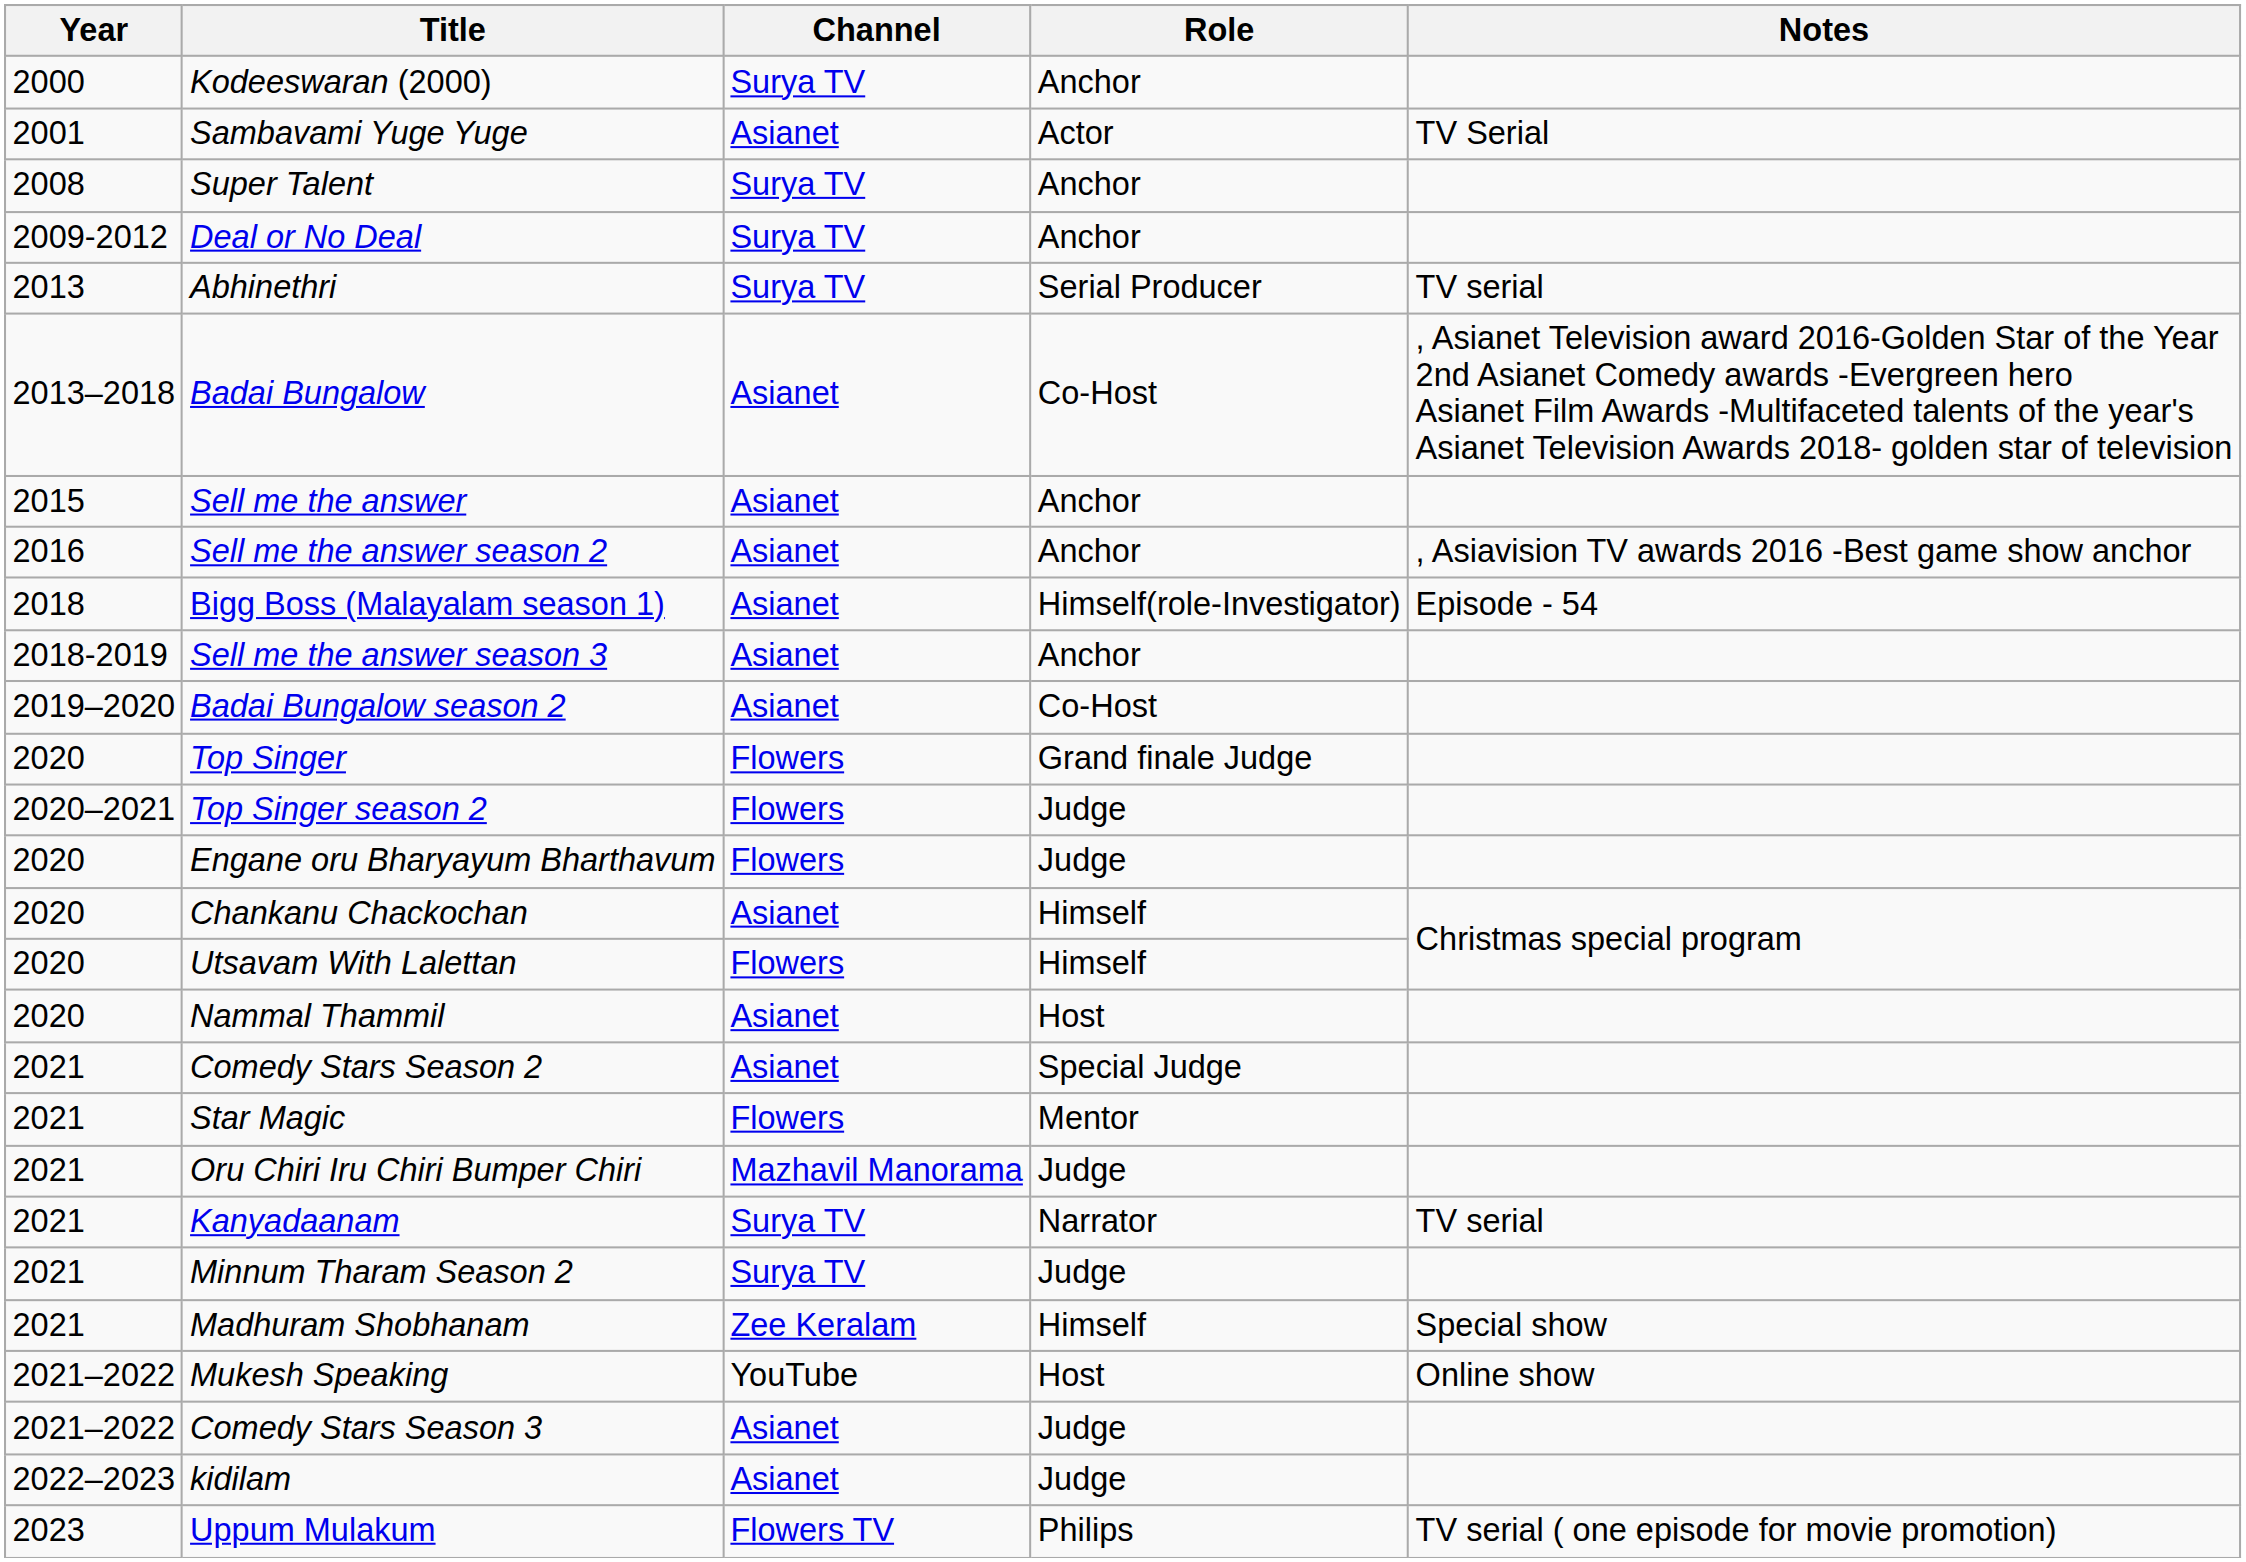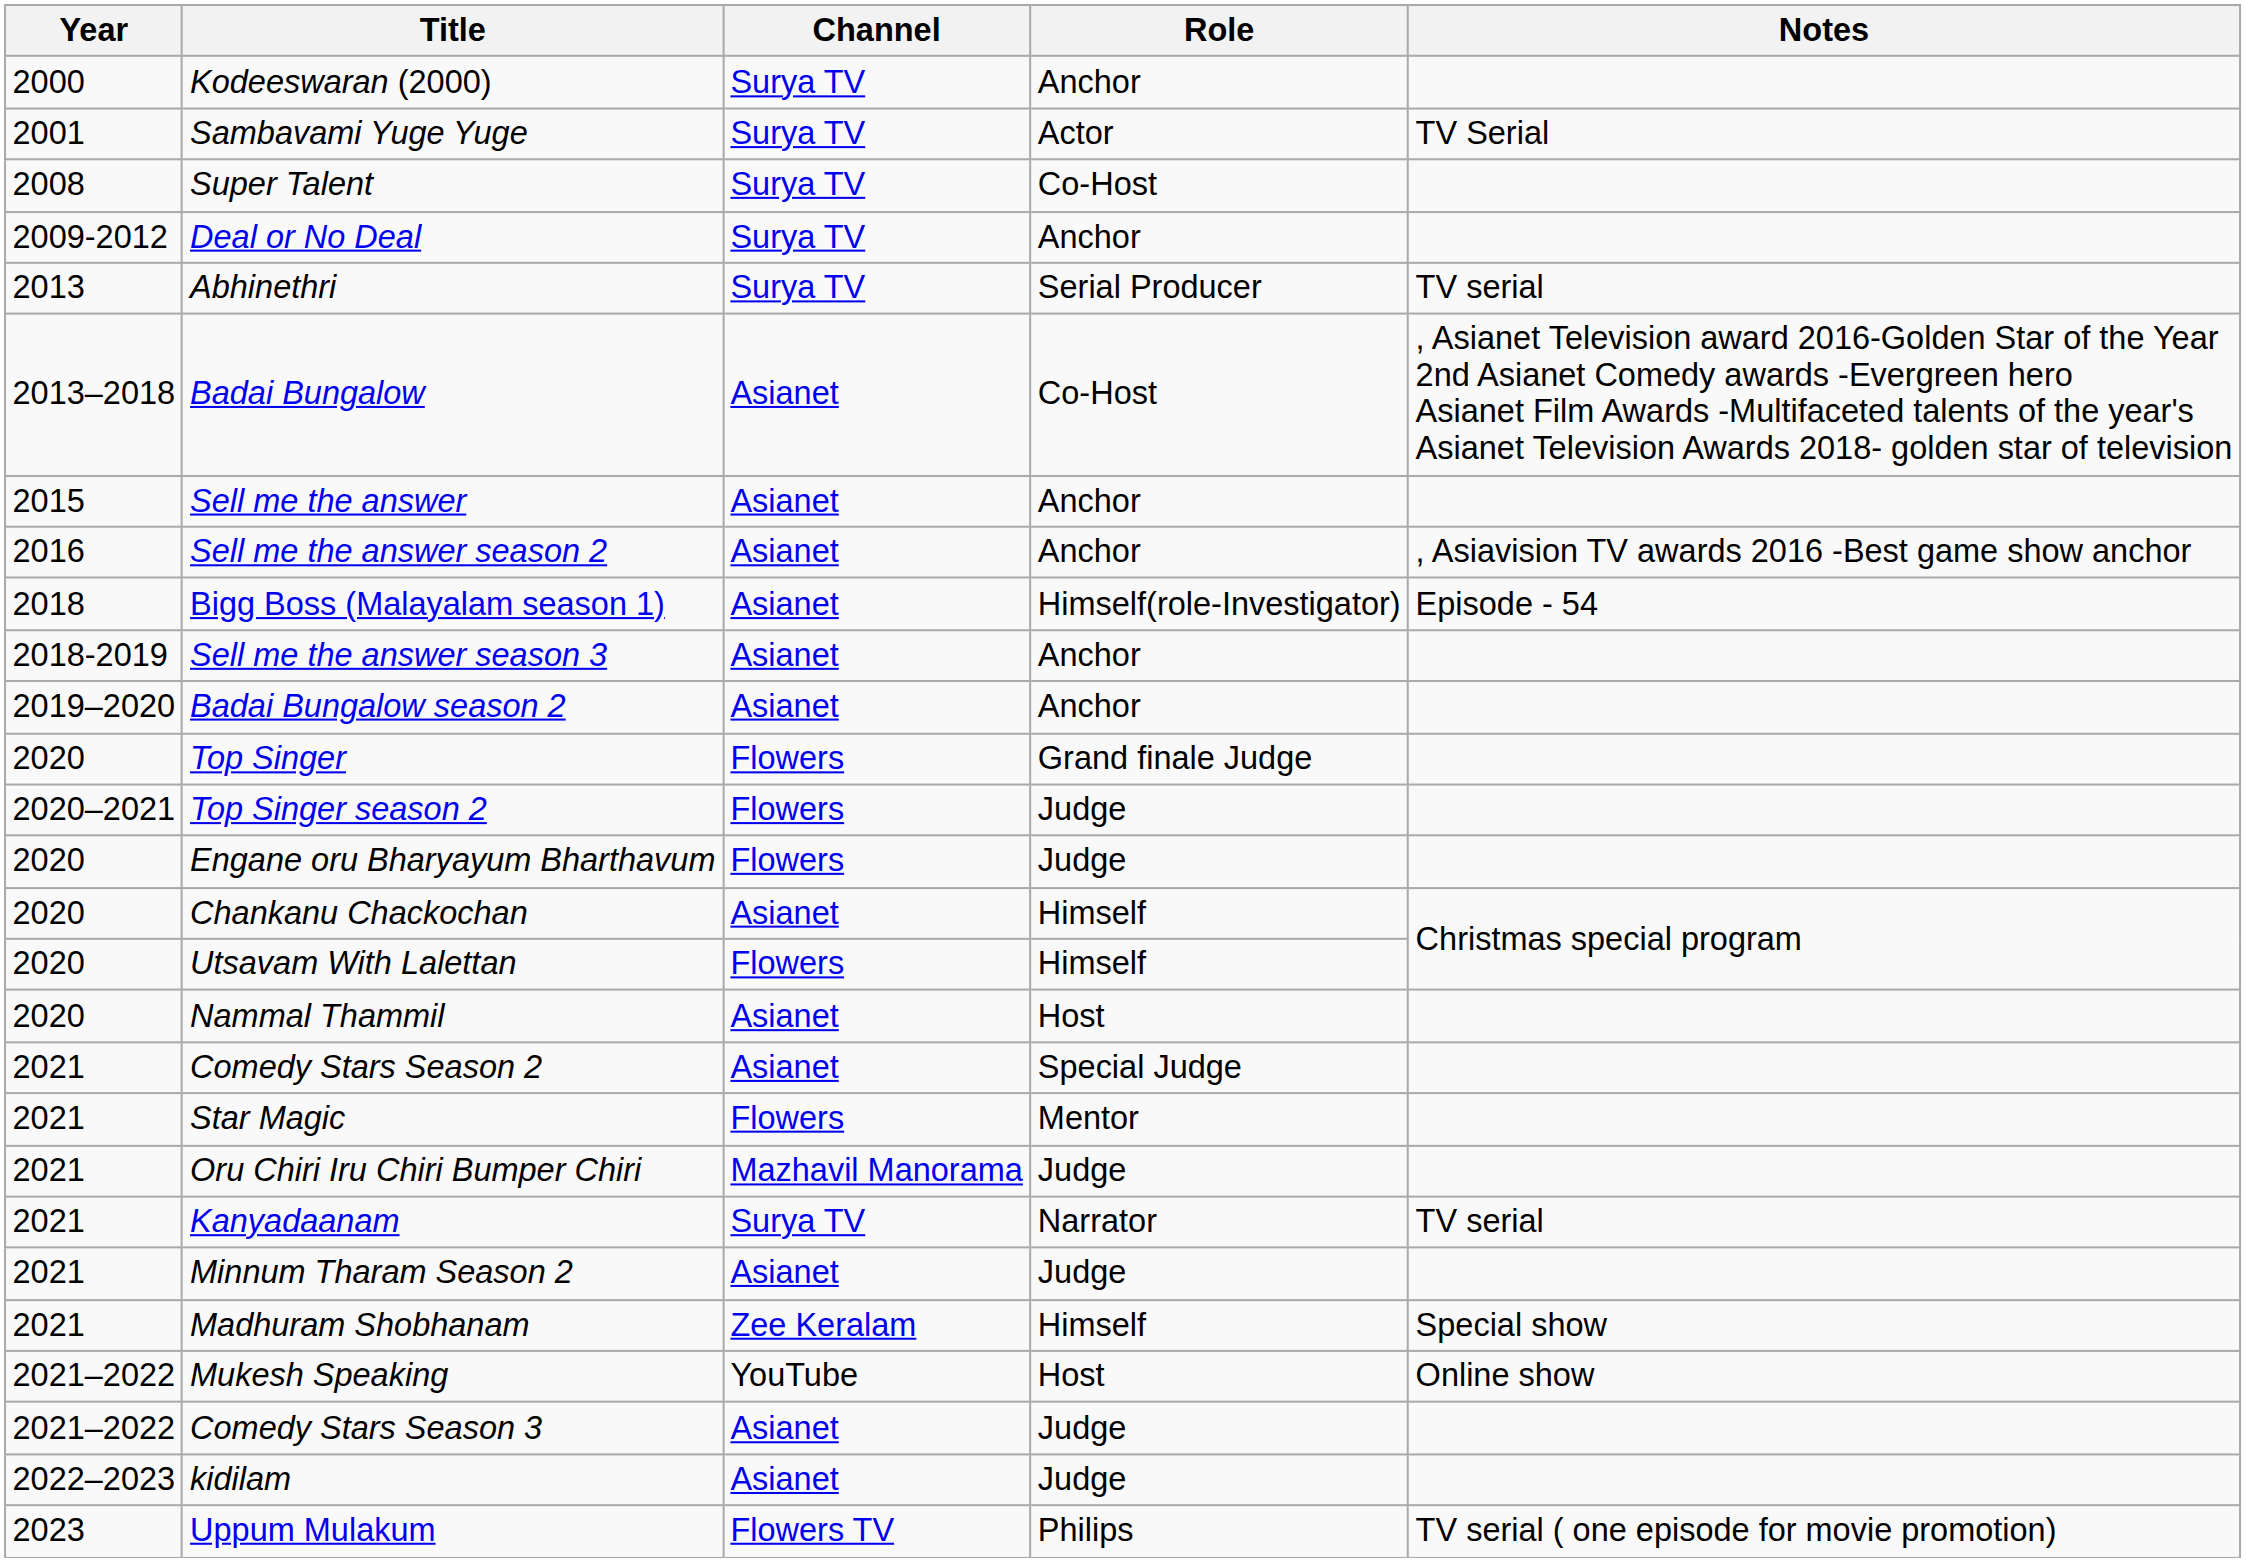(785, 133) Asianet -> (798, 133) Surya TV
(1089, 184) Anchor -> (1097, 184) Co-Host
(1097, 706) Co-Host -> (1089, 706) Anchor
(798, 1273) Surya TV -> (785, 1273) Asianet
